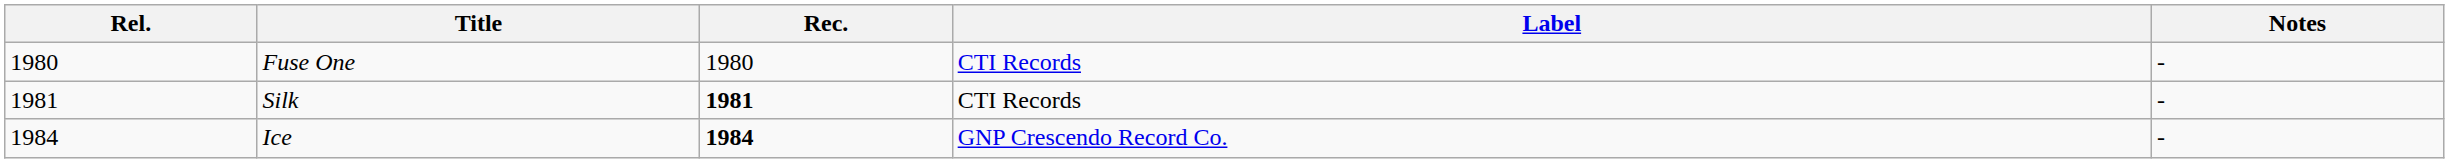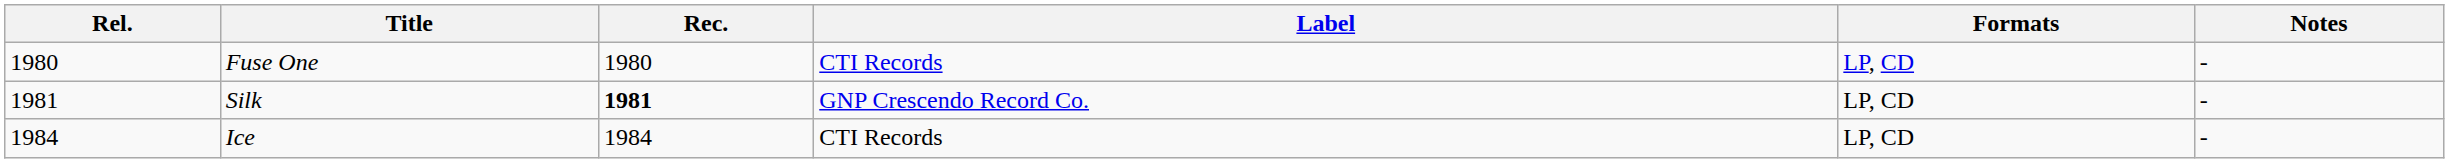+ column: (2016, 23)
(1019, 99) CTI Records -> (954, 99) GNP Crescendo Record Co.
(729, 137) bold -> (628, 137) normal
(1093, 137) GNP Crescendo Record Co. -> (881, 137) CTI Records
